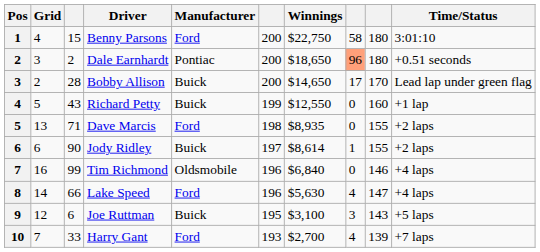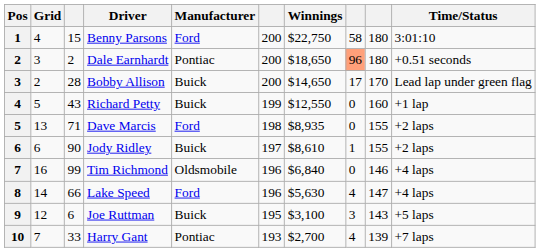(306, 148) $8,614 -> (306, 148) $8,610
(187, 236) Ford -> (195, 236) Pontiac
